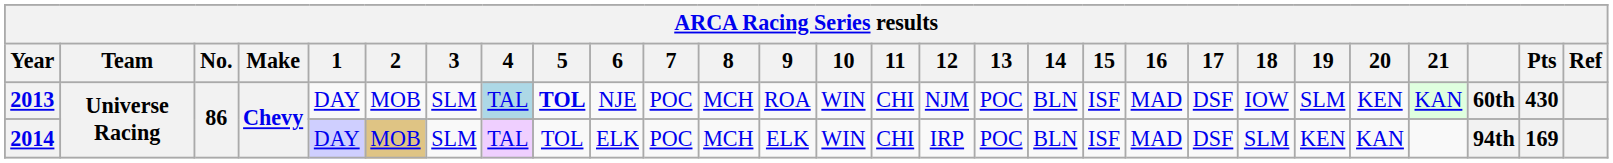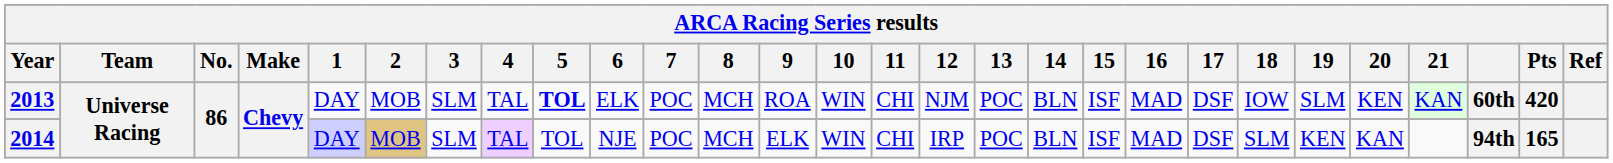(508, 100) lightblue background -> (508, 100) no background
(617, 100) NJE -> (617, 100) ELK
(1542, 100) 430 -> (1542, 100) 420
(617, 138) ELK -> (617, 138) NJE
(1542, 138) 169 -> (1542, 138) 165
